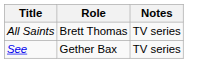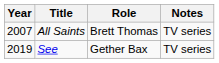+ column: (20, 13)
